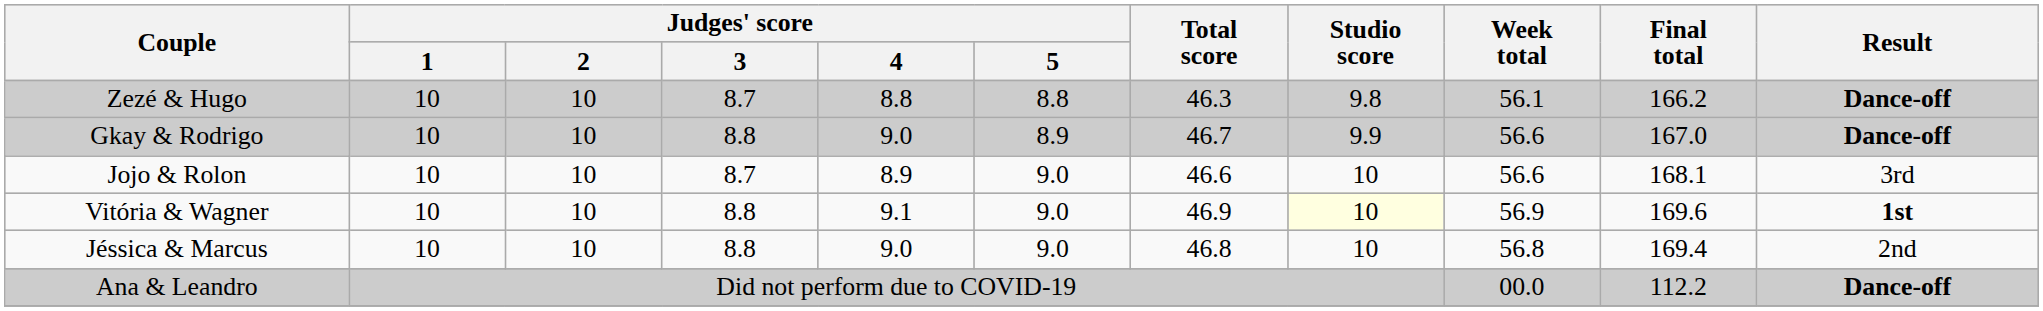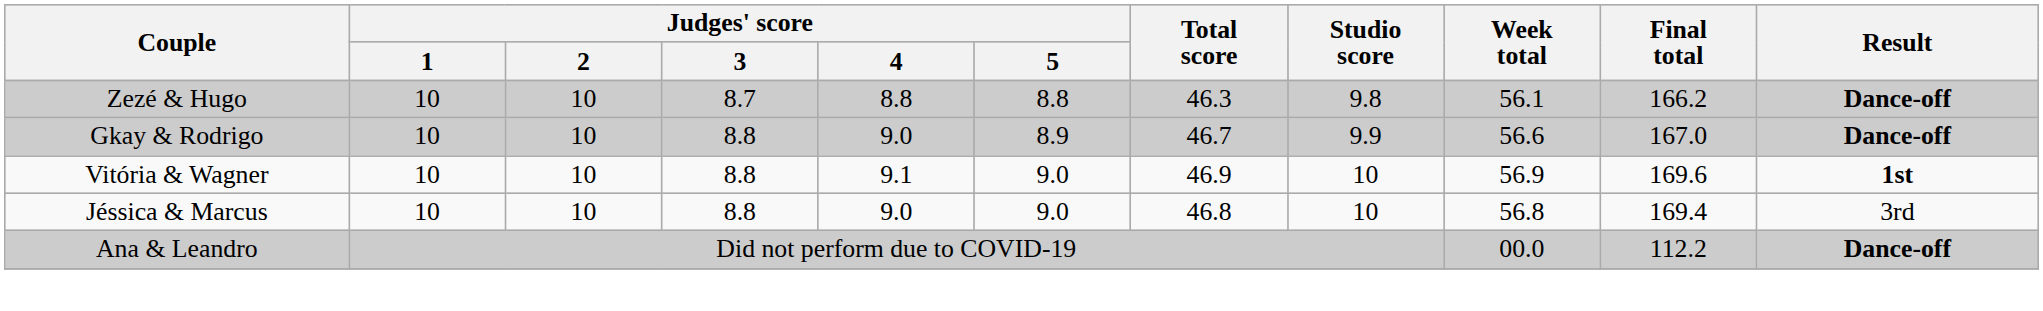- row: (177, 173)
(1365, 211) lightyellow background -> (1365, 173) no background
(1897, 249) 2nd -> (1897, 211) 3rd
